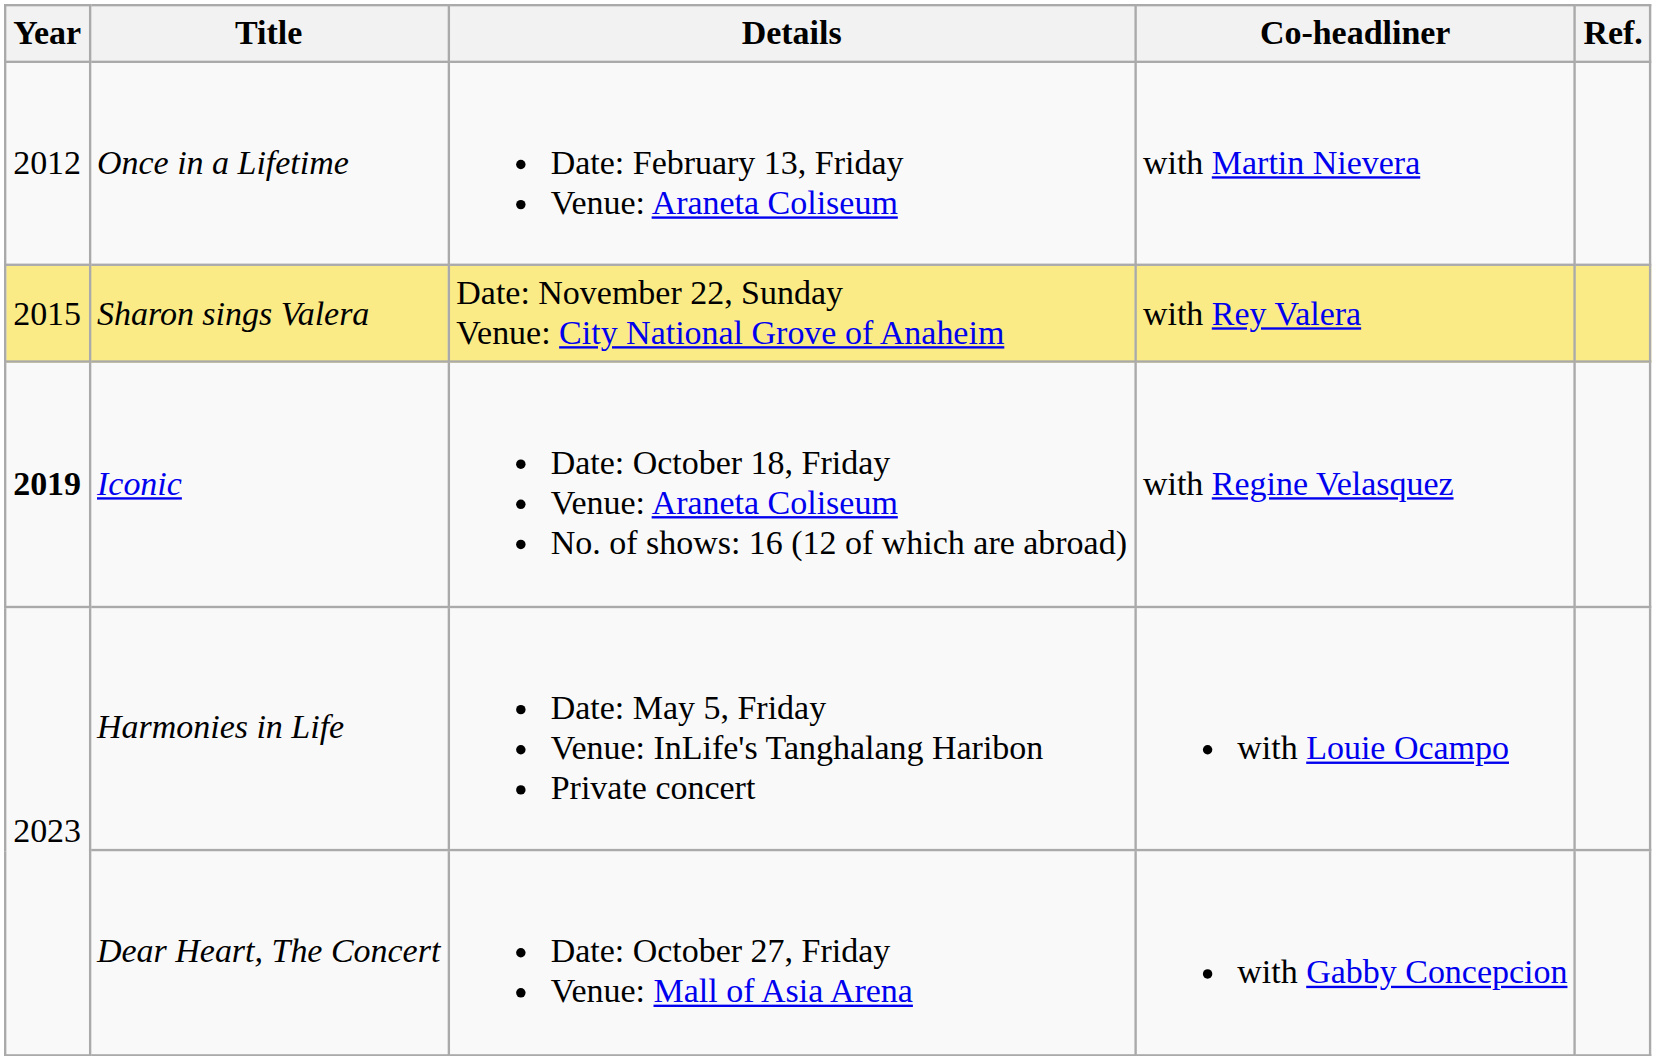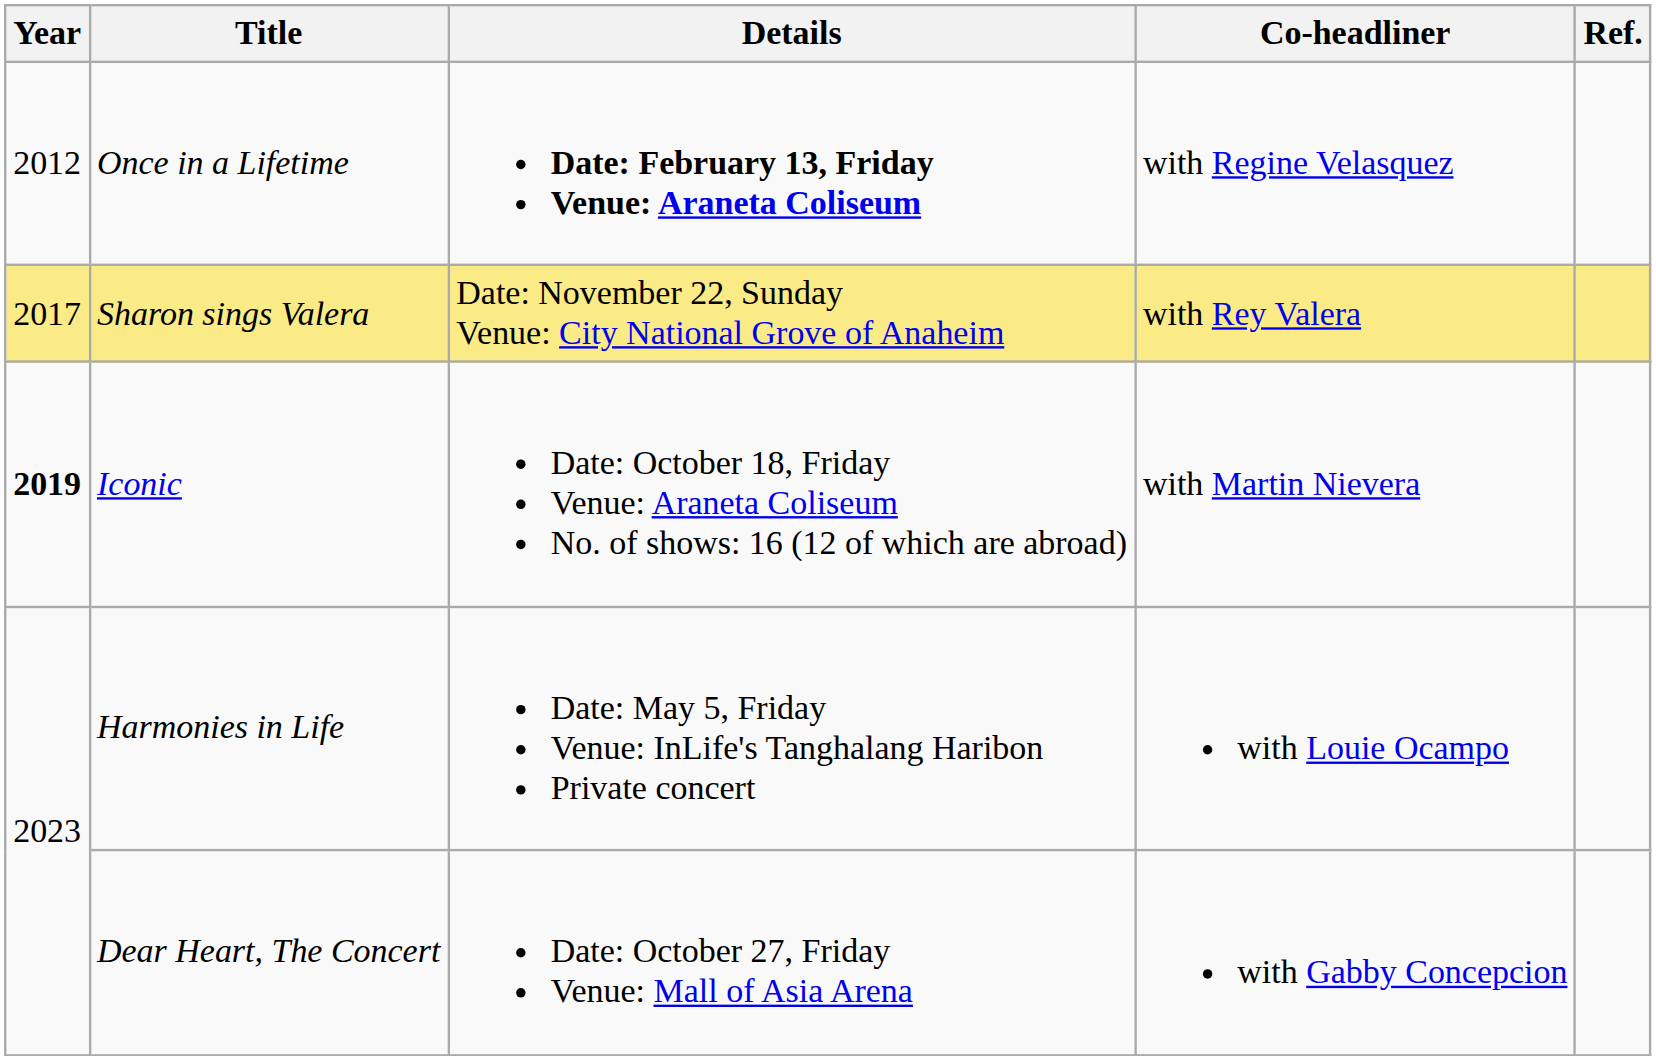(792, 184) normal -> (792, 184) bold
(1282, 163) with Martin Nievera -> (1298, 163) with Regine Velasquez
(47, 313) 2015 -> (47, 313) 2017
(1298, 483) with Regine Velasquez -> (1282, 483) with Martin Nievera
